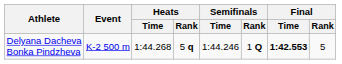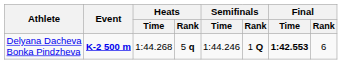(108, 47) normal -> (108, 47) bold
(323, 47) 5 -> (324, 47) 6
